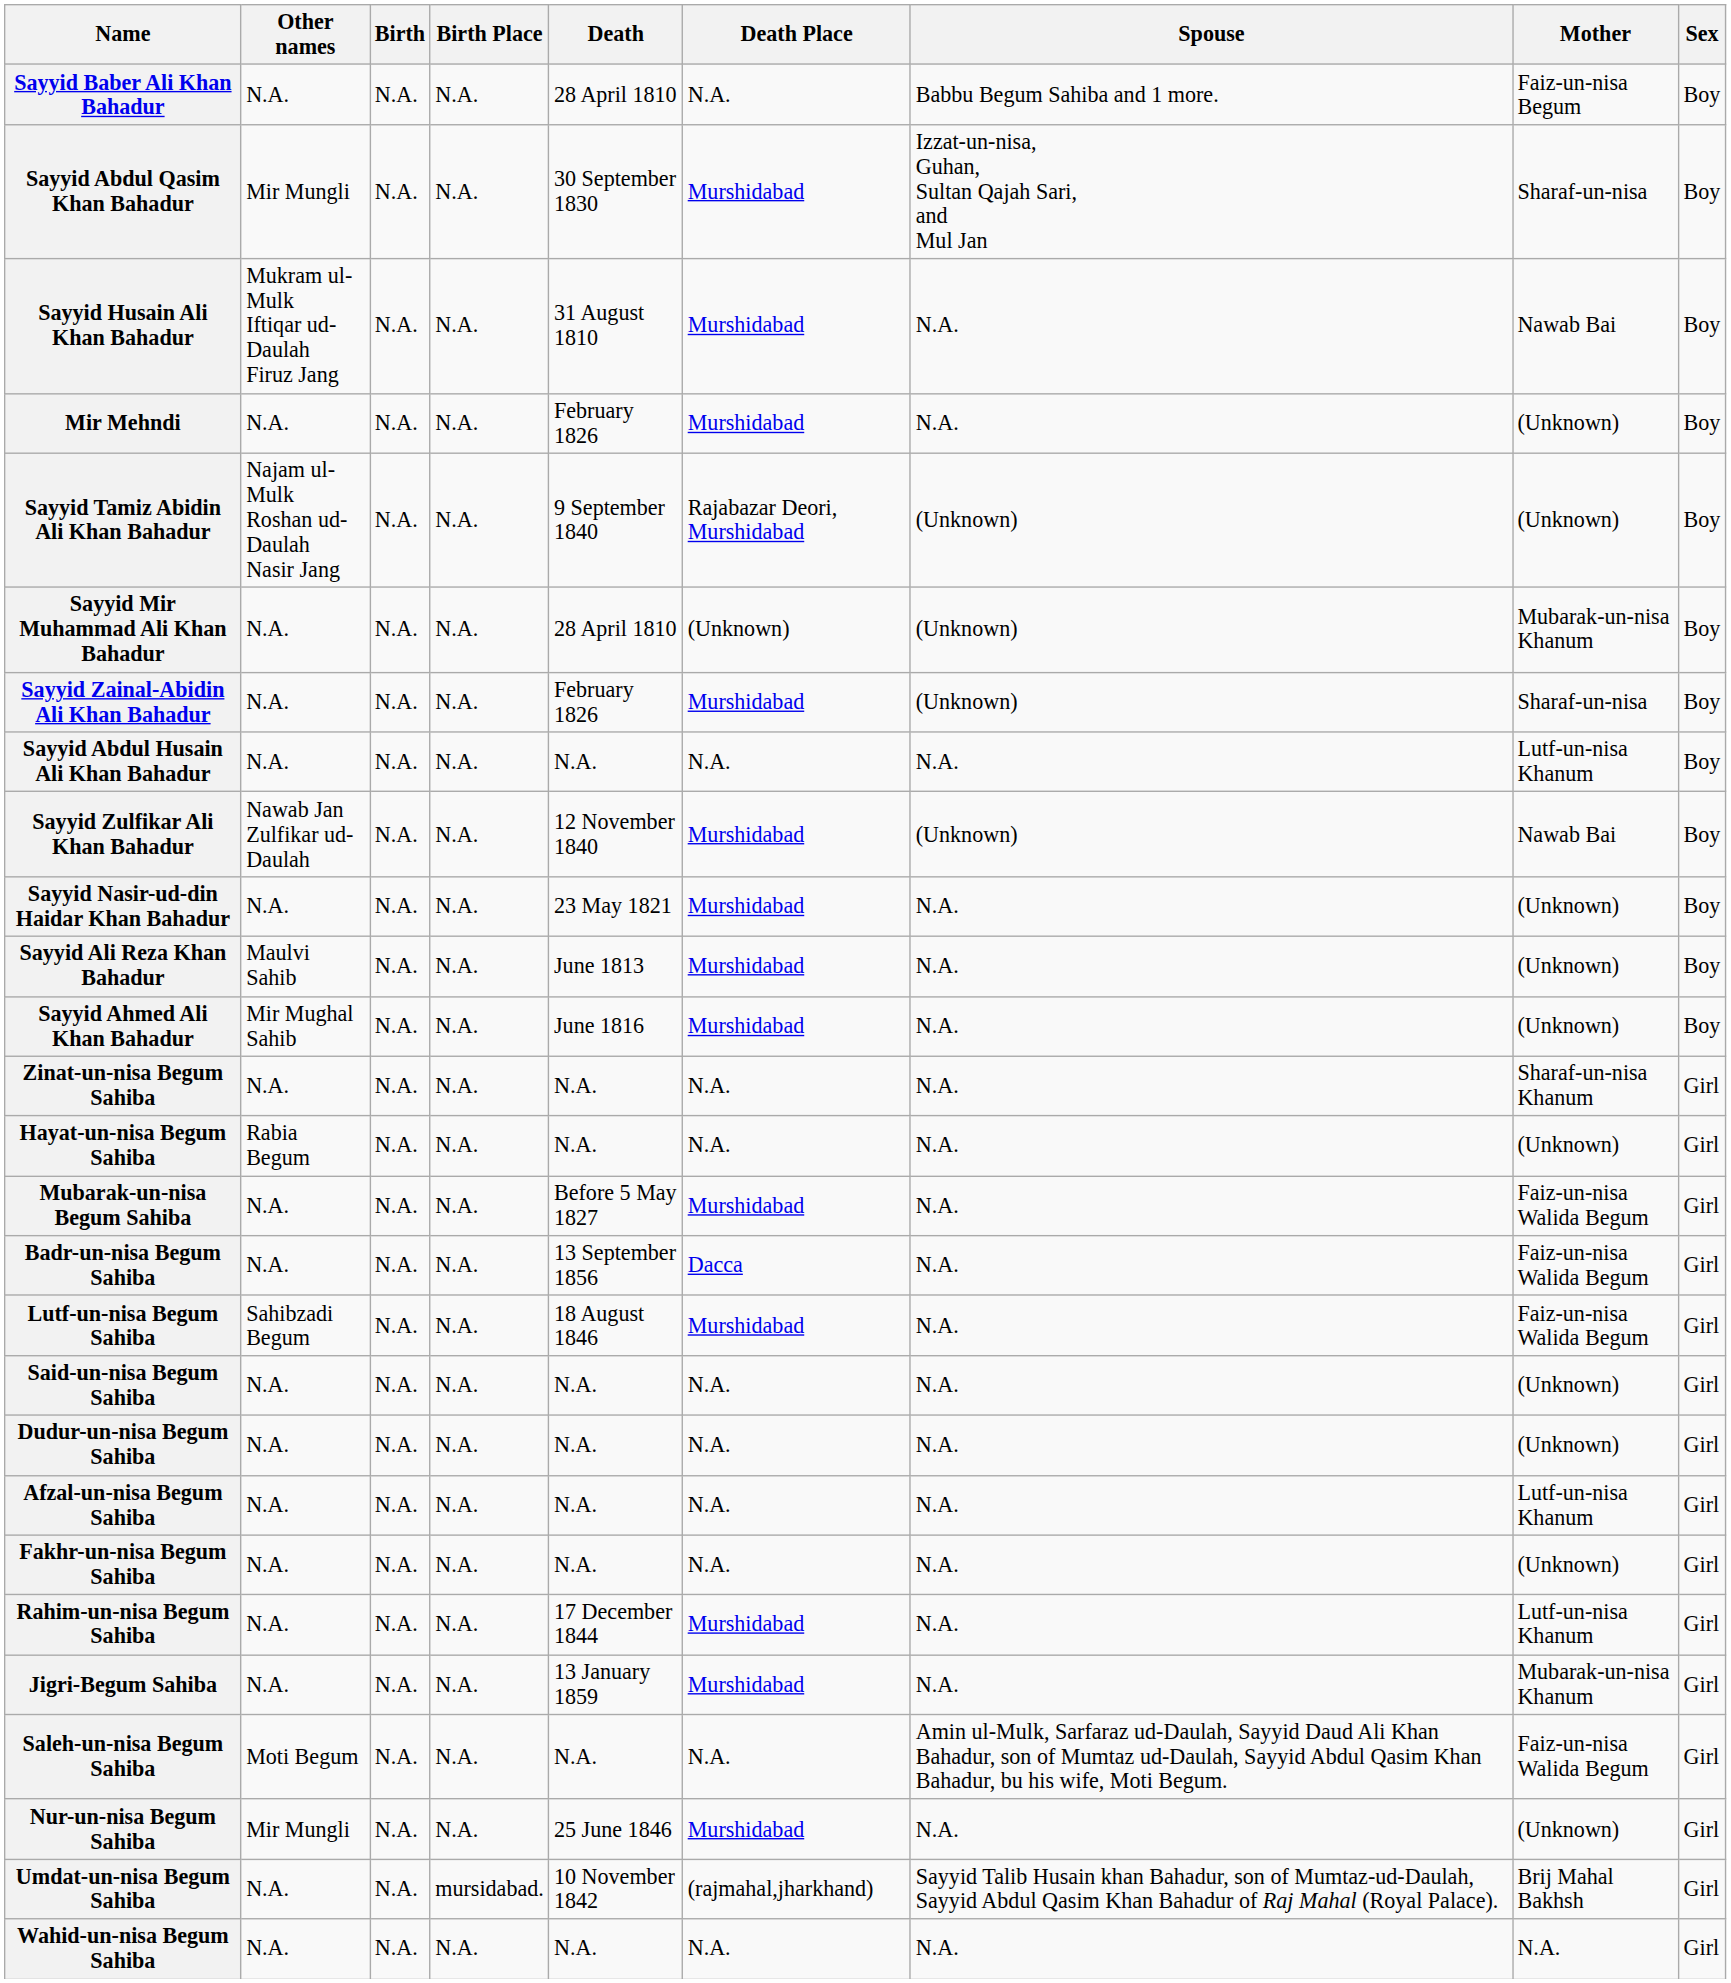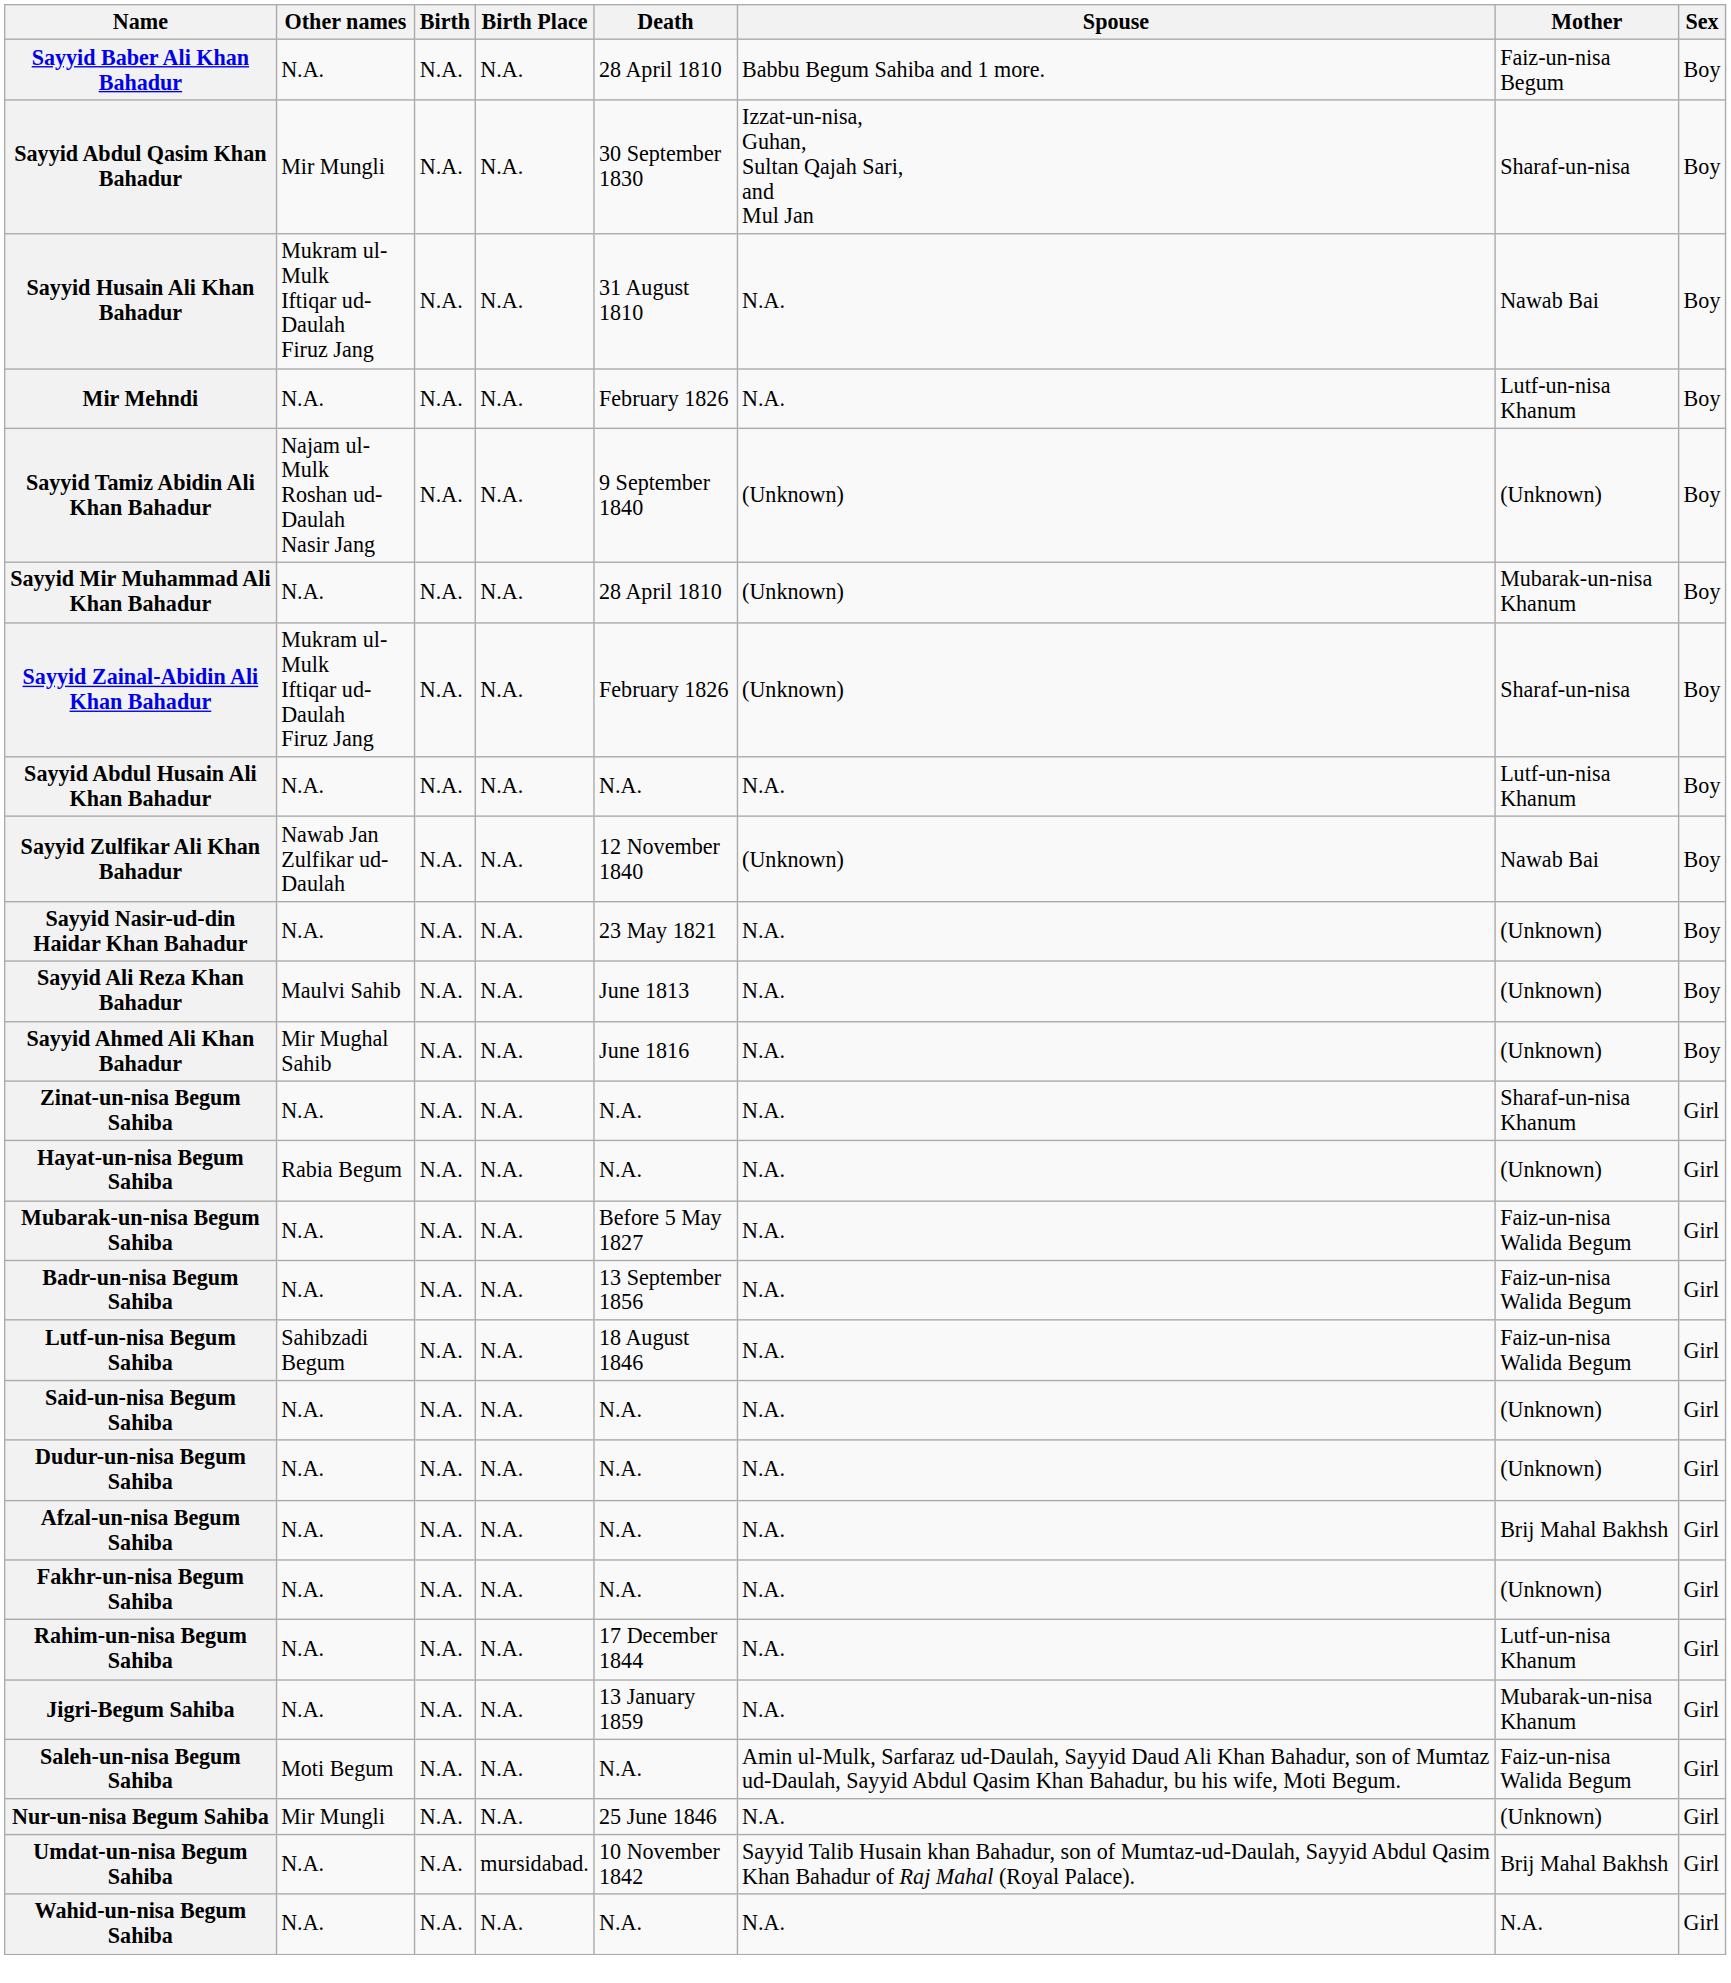- column: (797, 34)
(1568, 422) (Unknown) -> (1555, 398) Lutf-un-nisa Khanum
(268, 701) N.A. -> (334, 689) Mukram ul-Mulk Iftiqar ud-Daulah Firuz Jang
(1573, 1504) Lutf-un-nisa Khanum -> (1584, 1529) Brij Mahal Bakhsh
